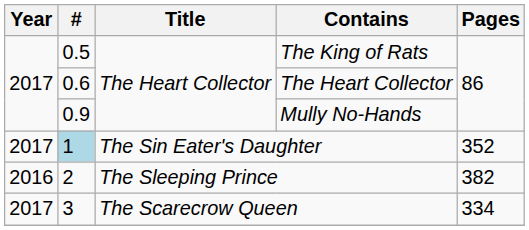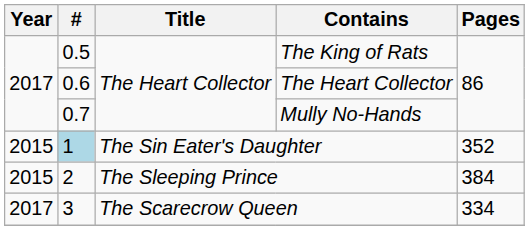(76, 114) 0.9 -> (76, 114) 0.7
(31, 146) 2017 -> (31, 146) 2015
(31, 177) 2016 -> (31, 177) 2015
(478, 177) 382 -> (478, 177) 384
